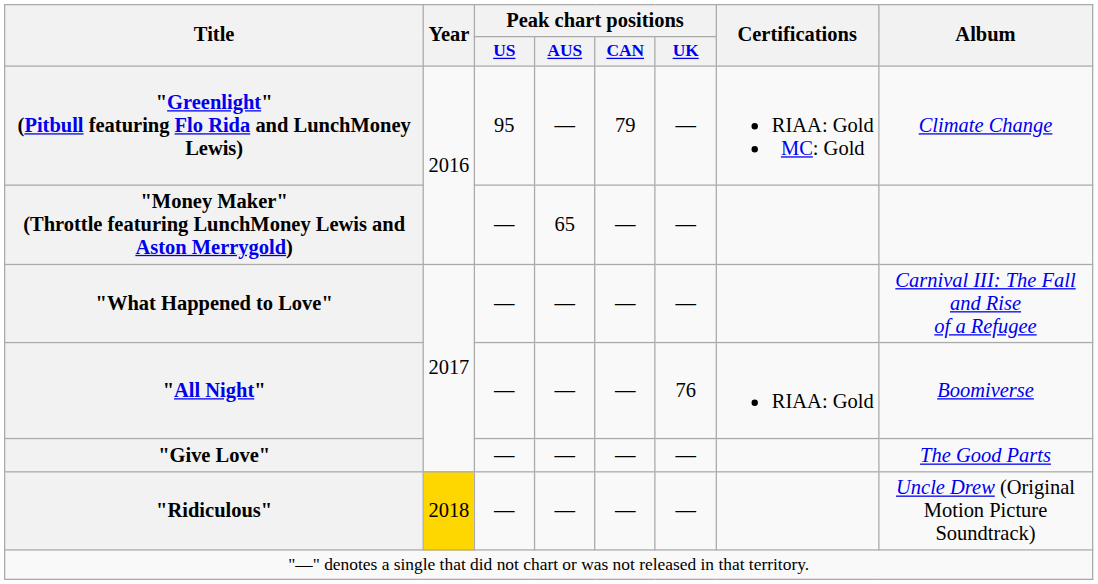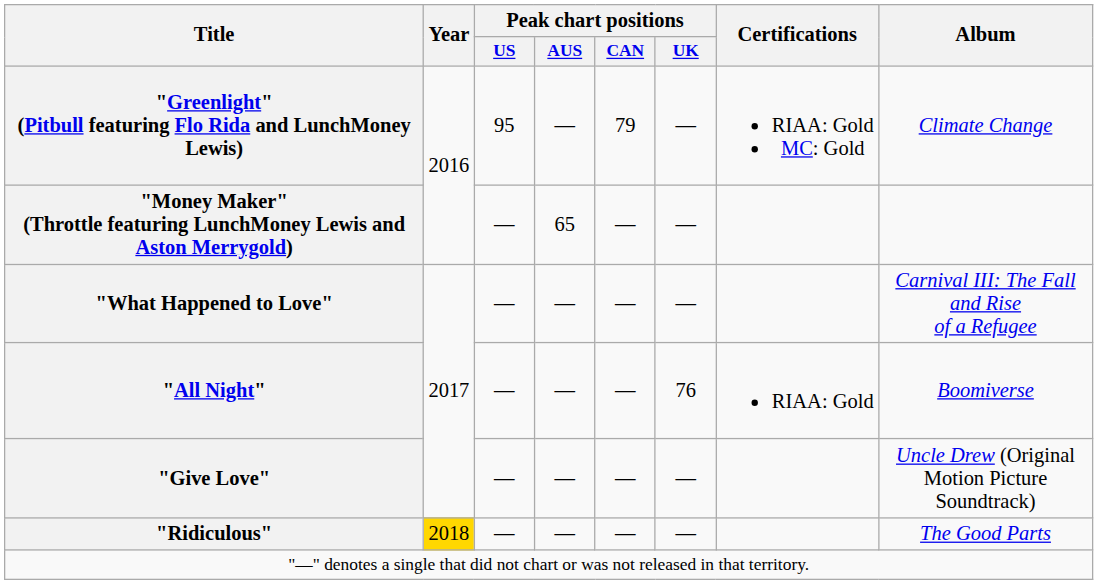(986, 455) The Good Parts -> (986, 478) Uncle Drew (Original Motion Picture Soundtrack)
(986, 510) Uncle Drew (Original Motion Picture Soundtrack) -> (986, 533) The Good Parts
